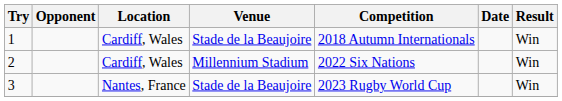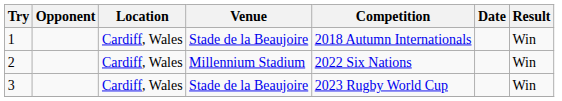(144, 85) Nantes, France -> (142, 85) Cardiff, Wales
